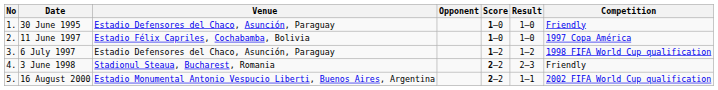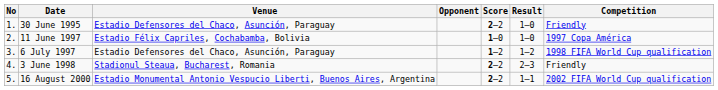(496, 25) 1–0 -> (496, 25) 2–2
